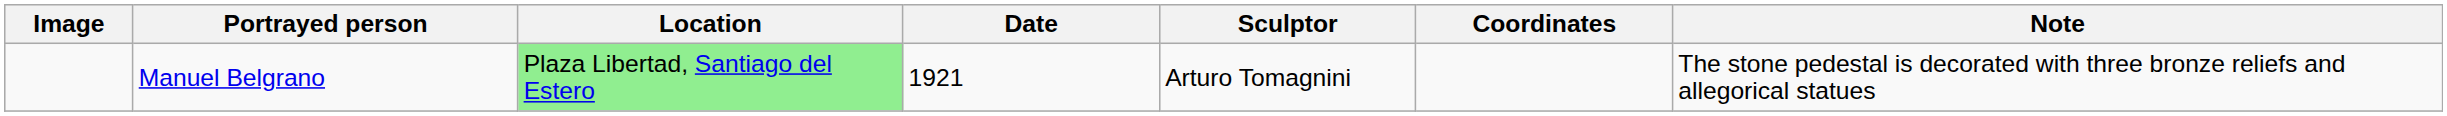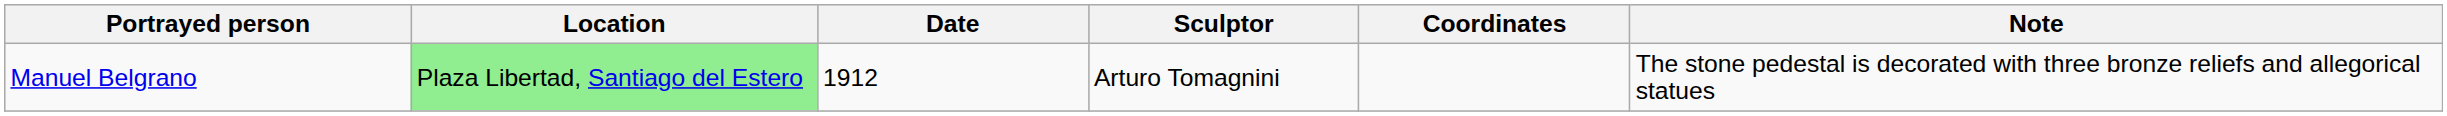- column: (69, 24)
(936, 76) 1921 -> (850, 76) 1912
